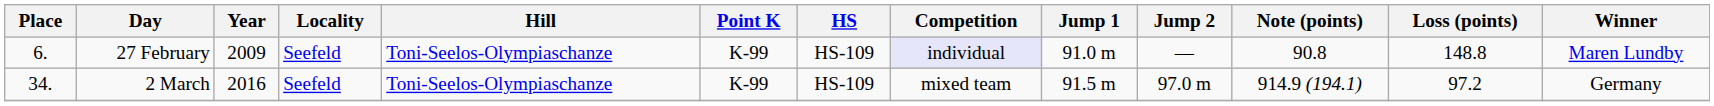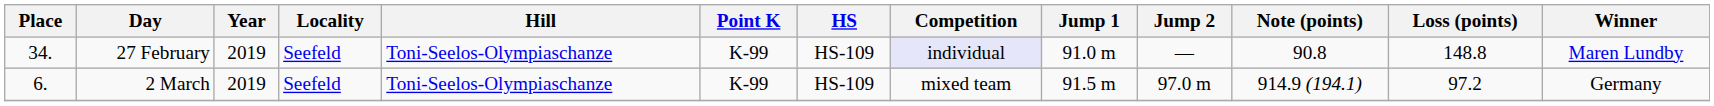(40, 52) 6. -> (40, 52) 34.
(247, 52) 2009 -> (247, 52) 2019
(40, 84) 34. -> (40, 84) 6.
(247, 84) 2016 -> (247, 84) 2019
